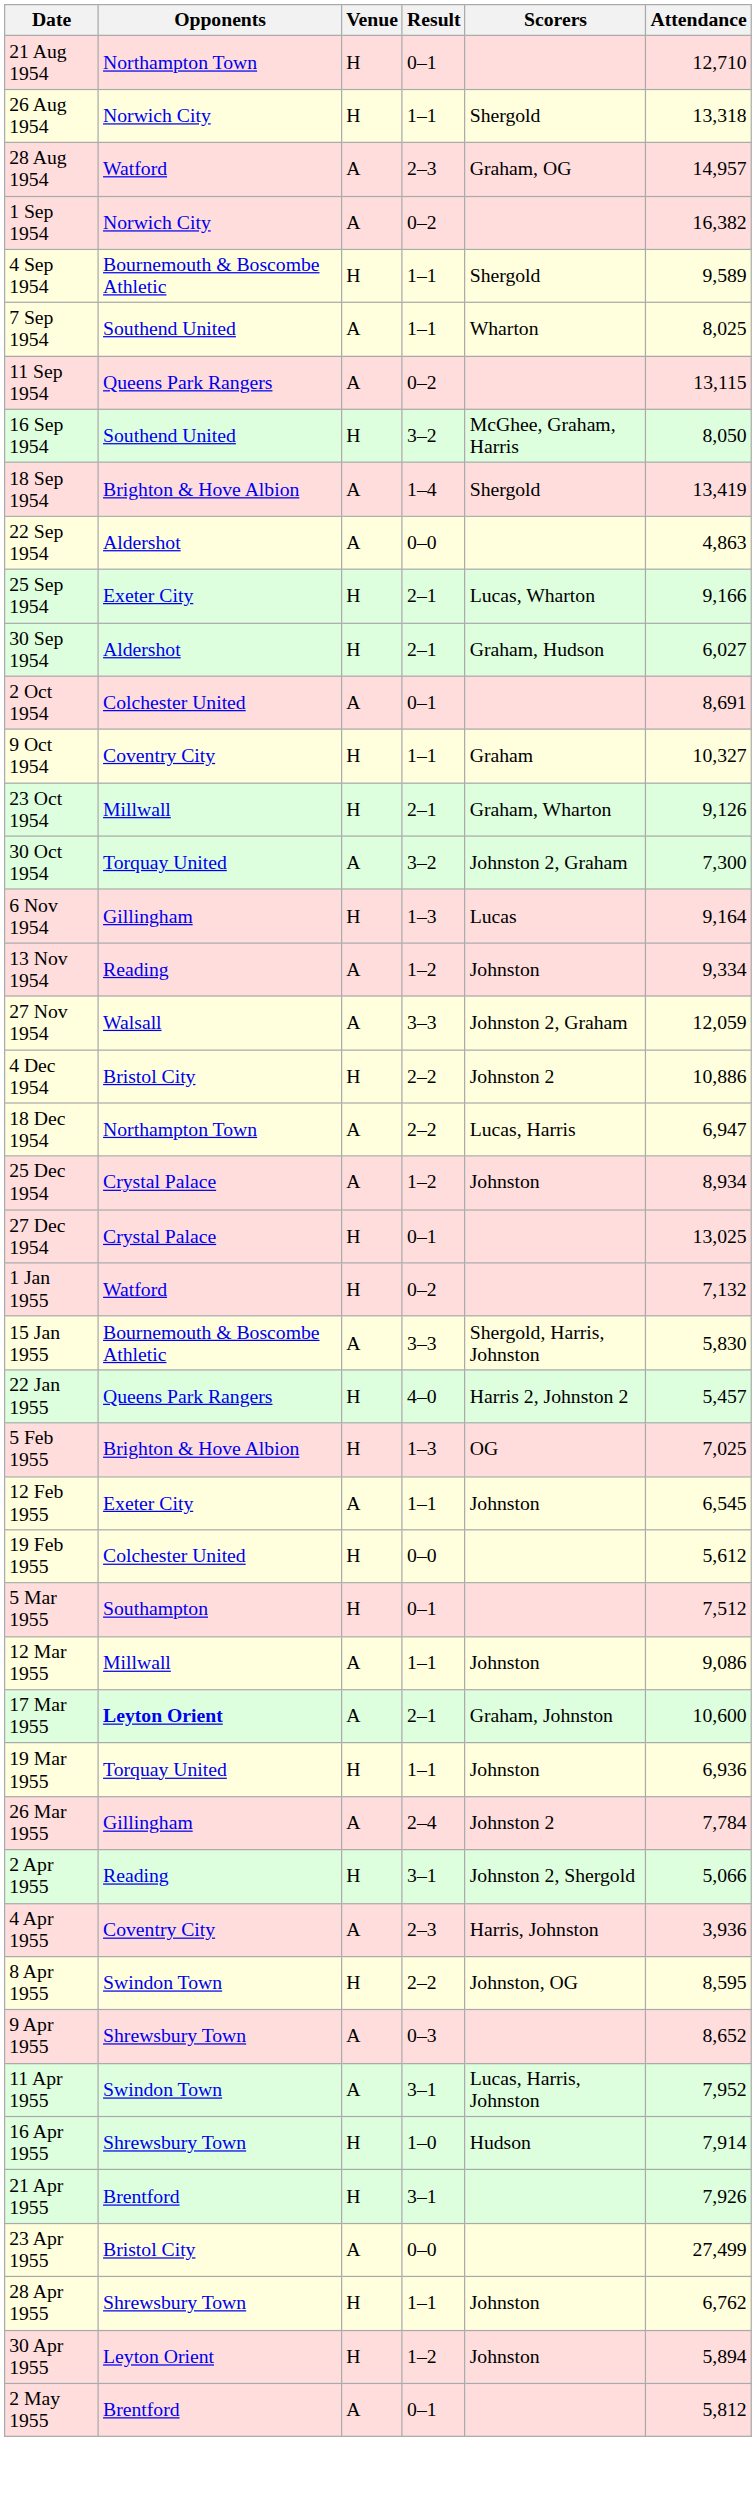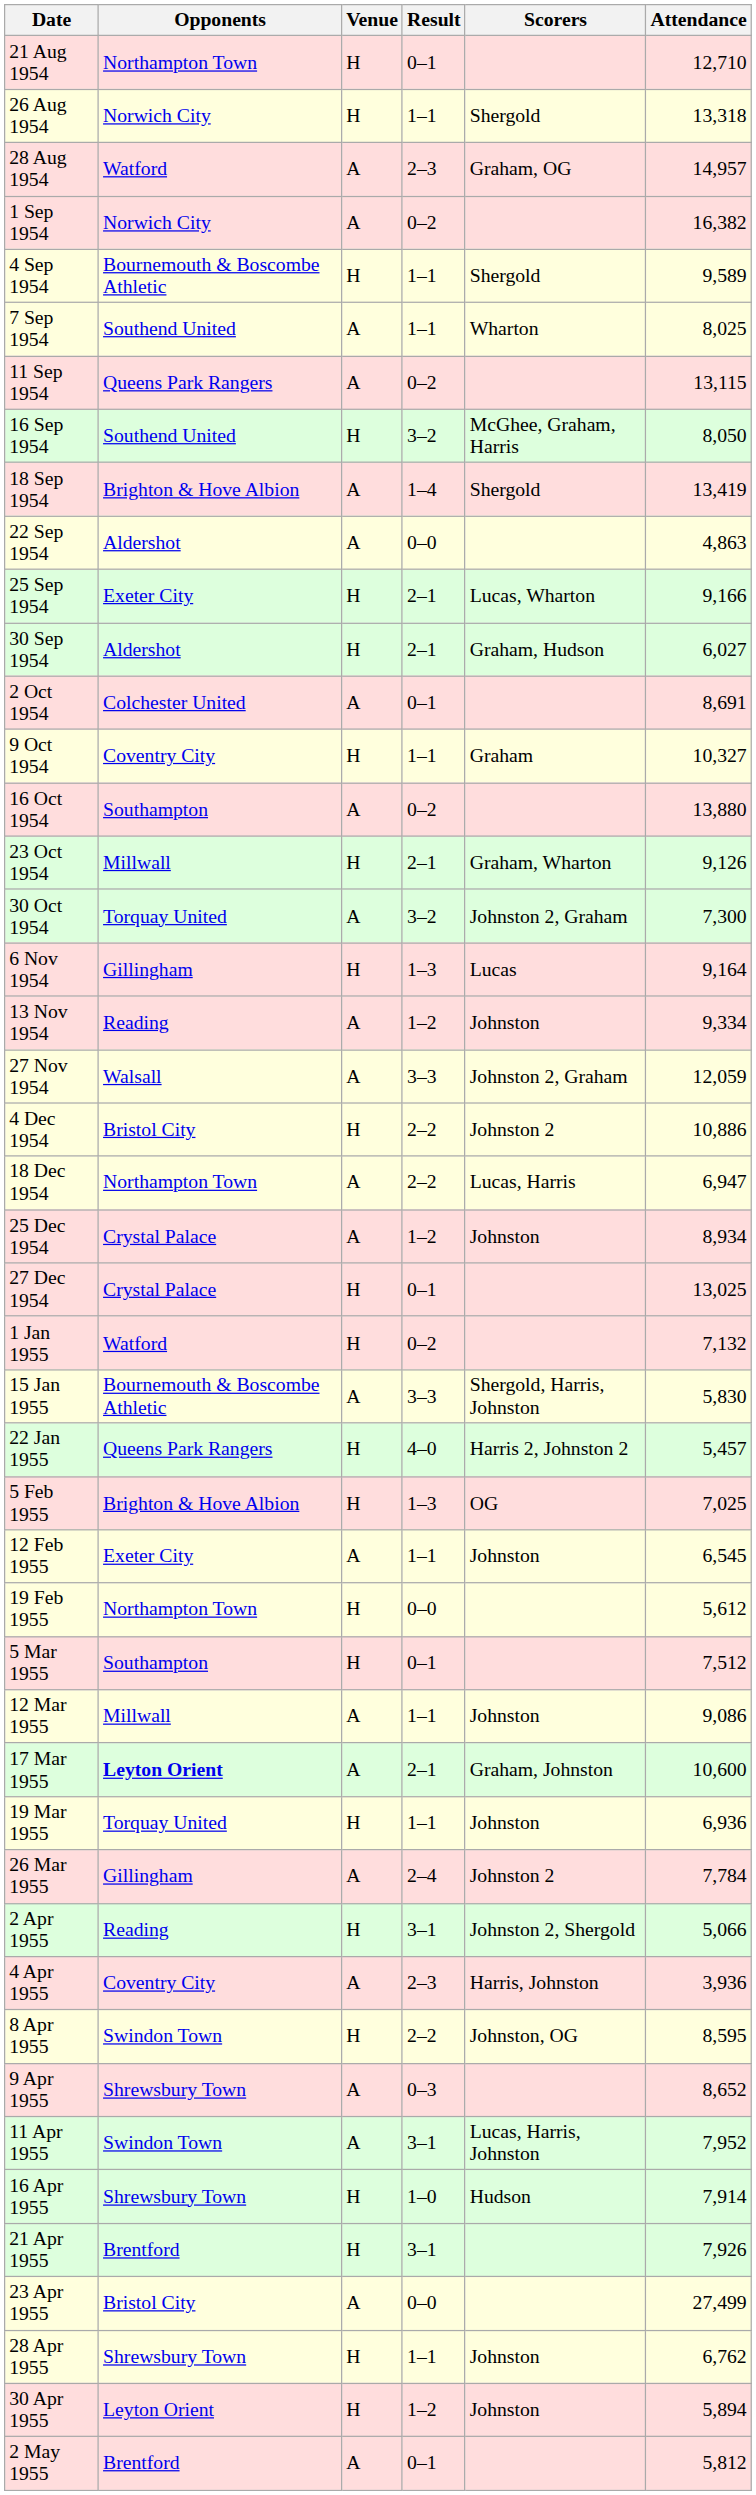+ row: (36, 809)
(174, 1556) Colchester United -> (180, 1609) Northampton Town
